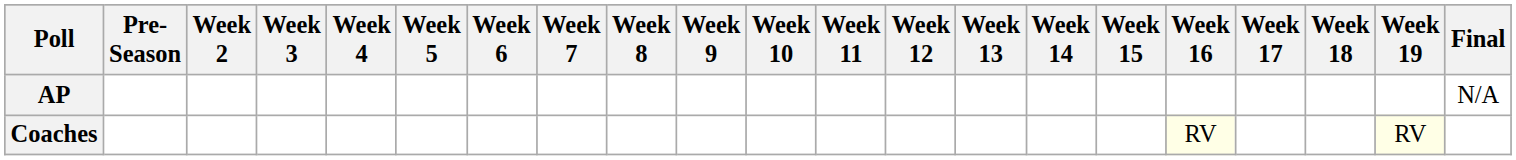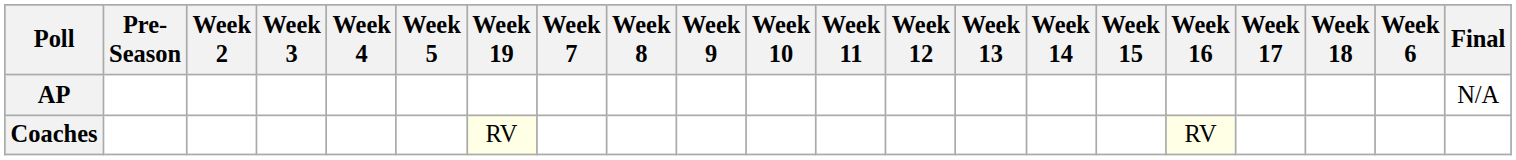columns swapped: (501, 39) <-> (1410, 39)
